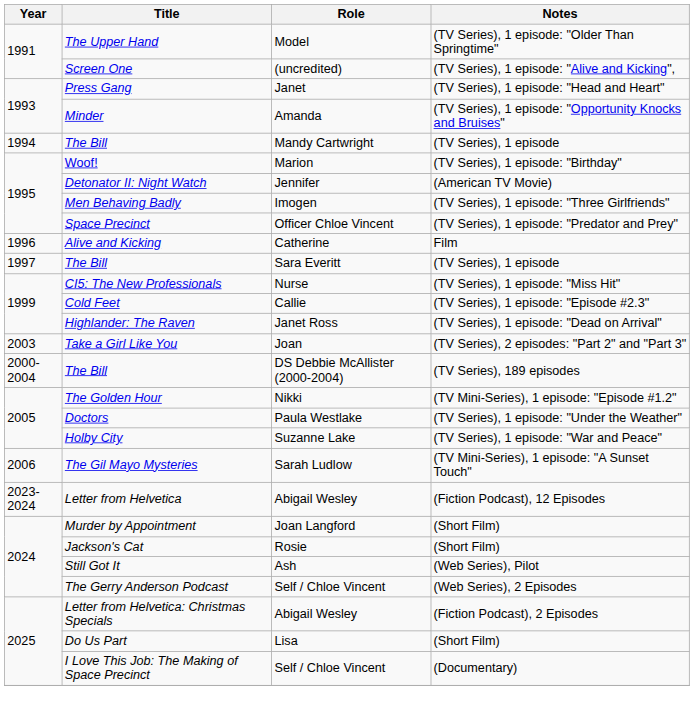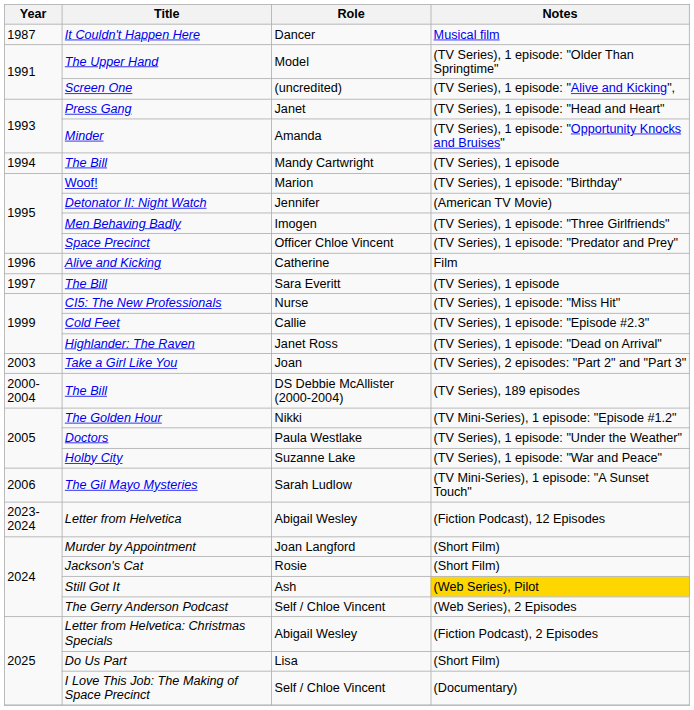+ row: (132, 34)
(486, 566) no background -> (486, 586) gold background
